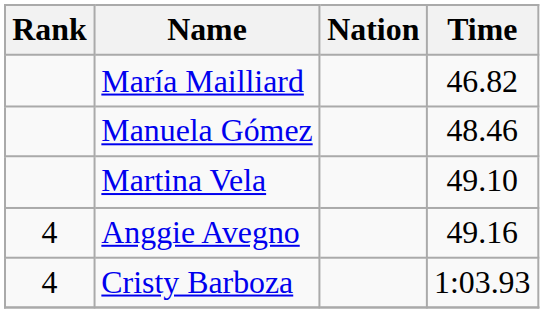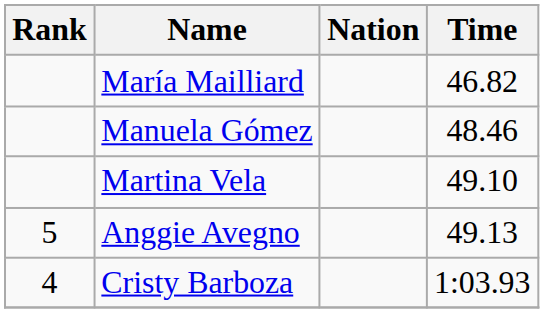(49, 231) 4 -> (49, 231) 5
(482, 231) 49.16 -> (482, 231) 49.13
